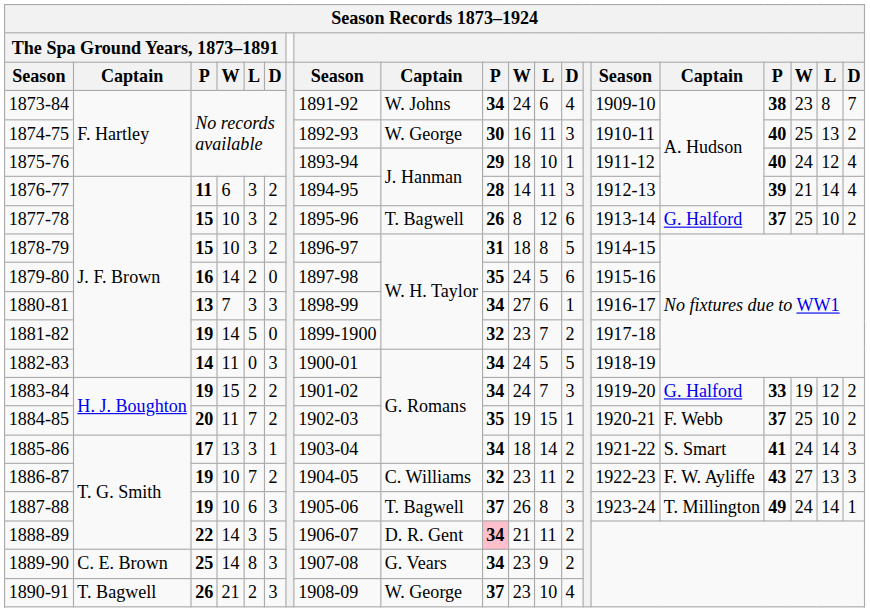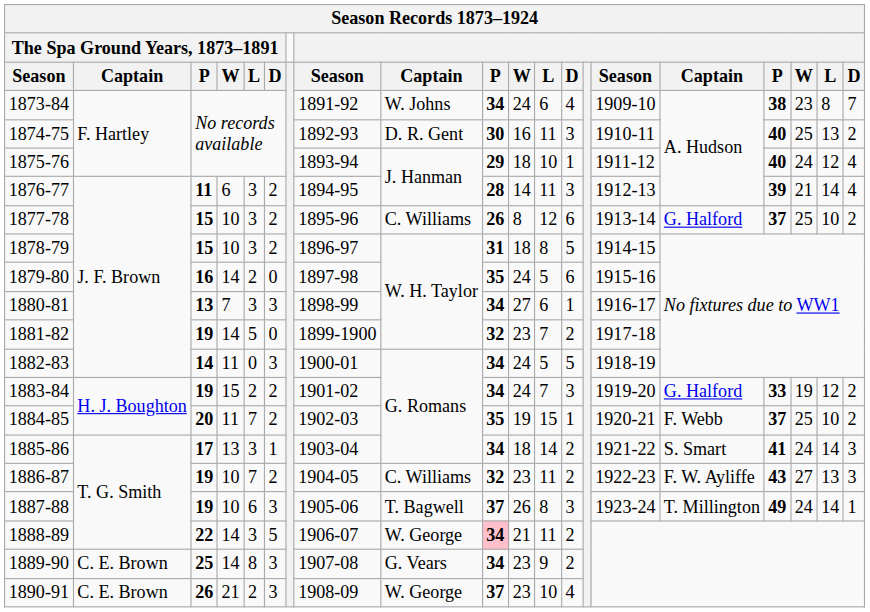(423, 133) W. George -> (424, 133) D. R. Gent
(424, 219) T. Bagwell -> (428, 219) C. Williams
(424, 534) D. R. Gent -> (423, 534) W. George
(117, 592) T. Bagwell -> (123, 592) C. E. Brown
